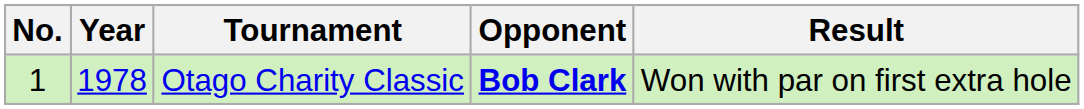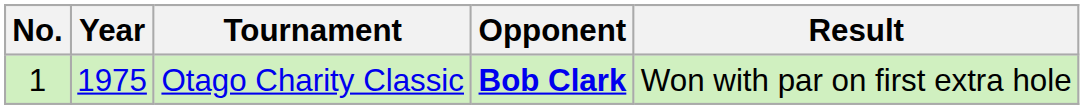(112, 80) 1978 -> (112, 80) 1975
